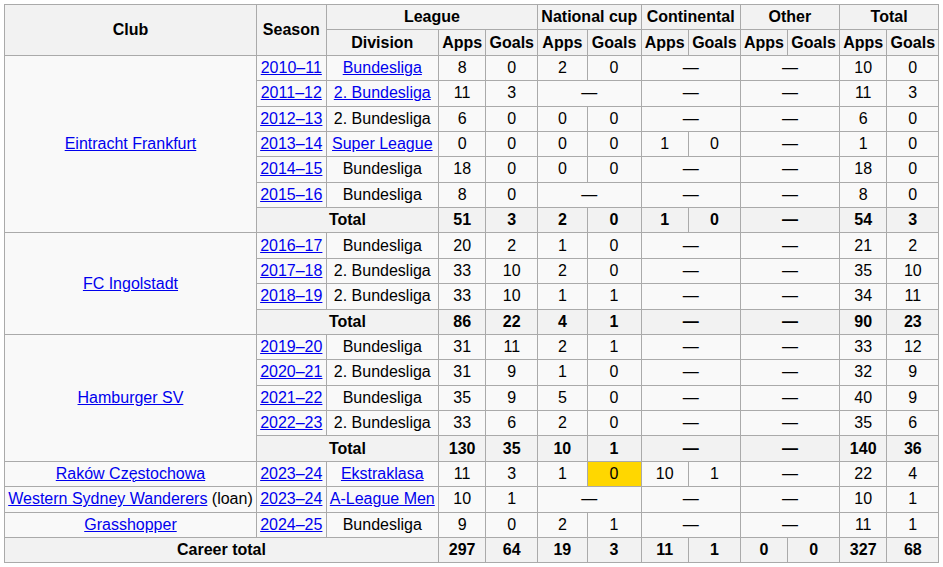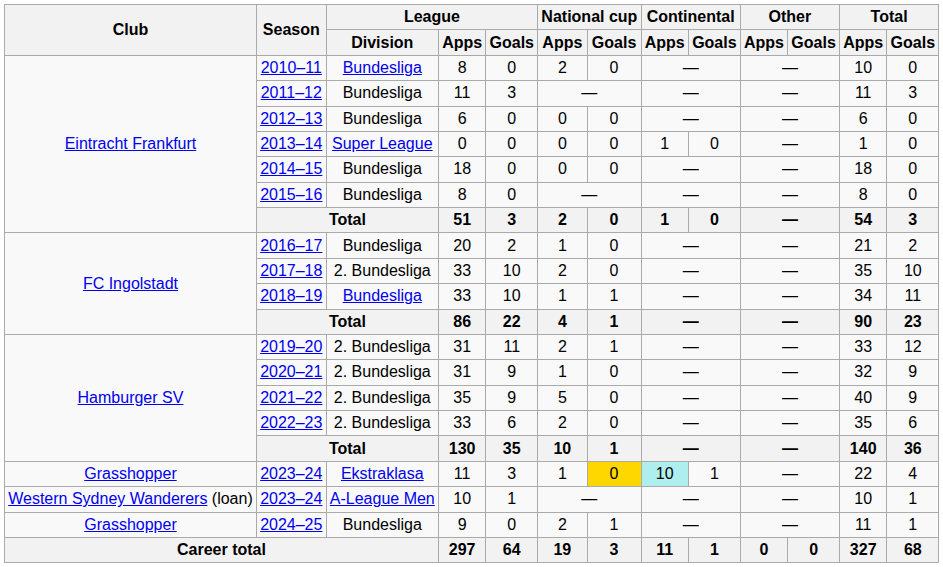(382, 93) 2. Bundesliga -> (382, 93) Bundesliga
(382, 118) 2. Bundesliga -> (382, 118) Bundesliga
(382, 296) 2. Bundesliga -> (382, 296) Bundesliga
(382, 347) Bundesliga -> (382, 347) 2. Bundesliga
(382, 397) Bundesliga -> (382, 397) 2. Bundesliga
(130, 473) Raków Częstochowa -> (130, 473) Grasshopper
(665, 473) no background -> (665, 473) paleturquoise background
